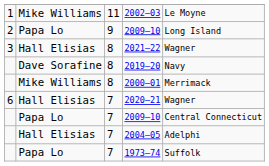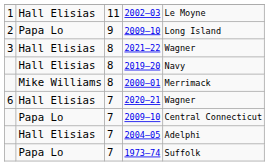(60, 13) Mike Williams -> (57, 13) Hall Elisias
(60, 65) Dave Sorafine -> (57, 65) Hall Elisias
